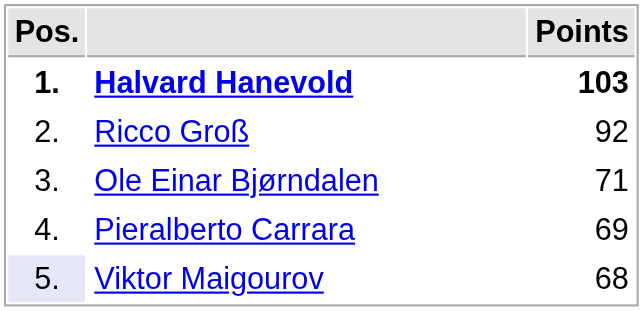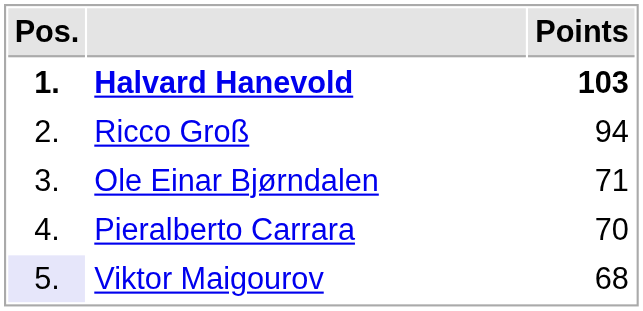(612, 132) 92 -> (612, 132) 94
(612, 230) 69 -> (612, 230) 70
